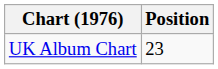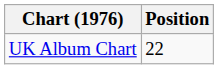(155, 48) 23 -> (155, 48) 22
